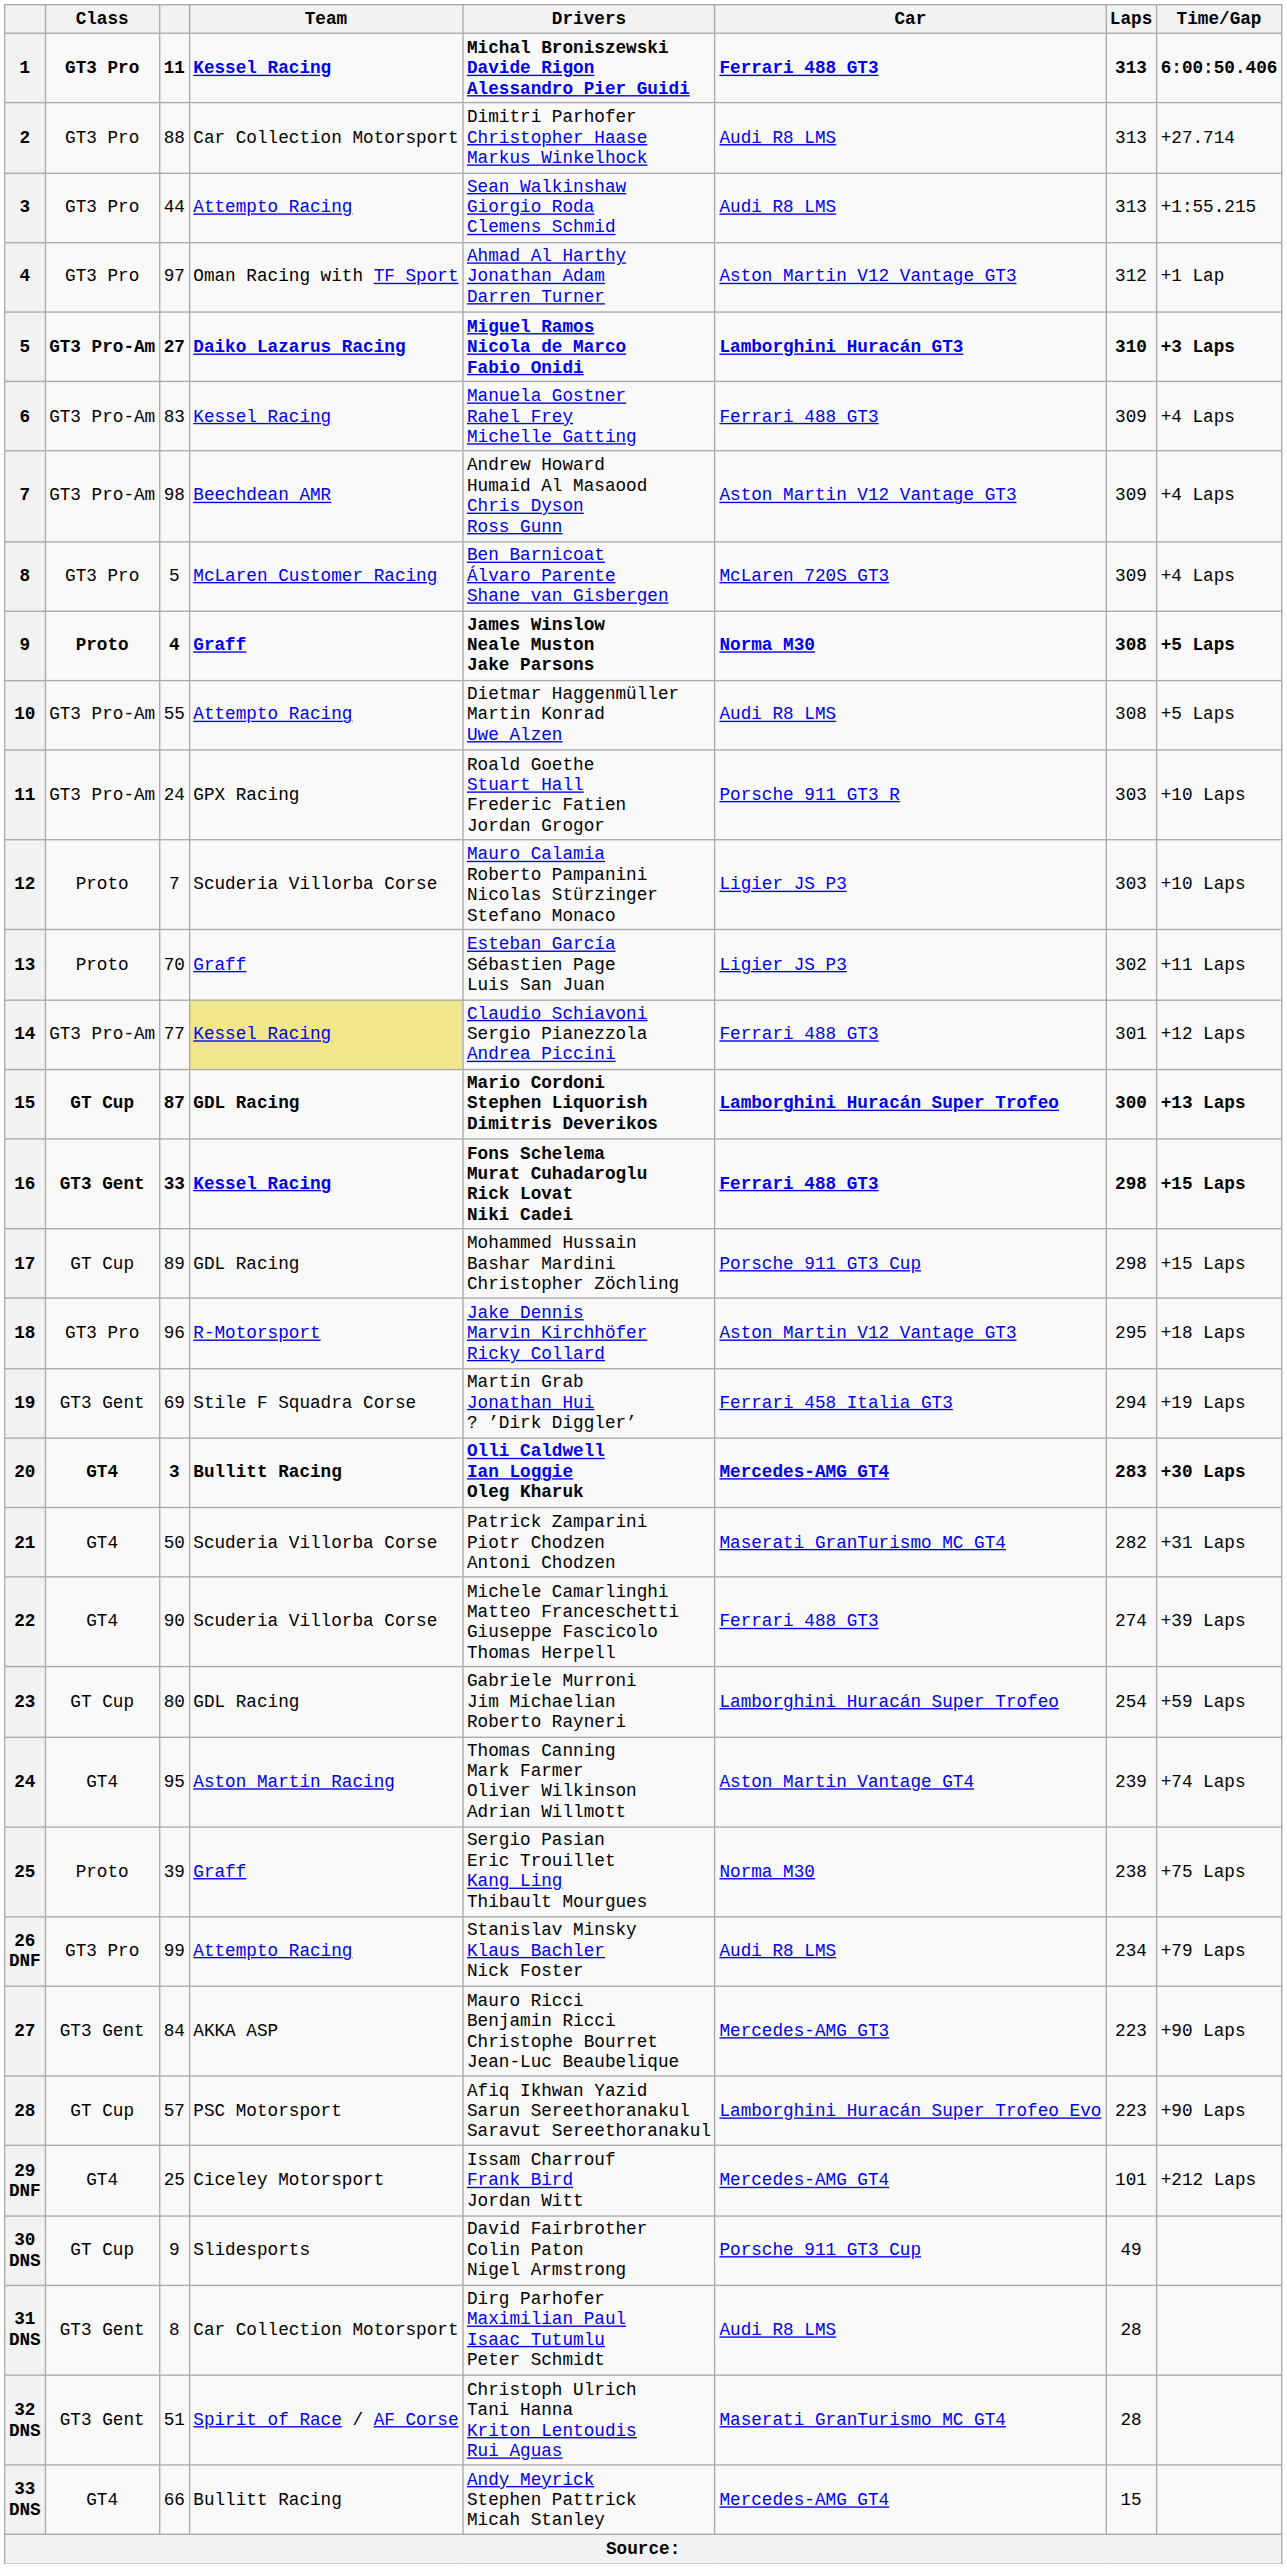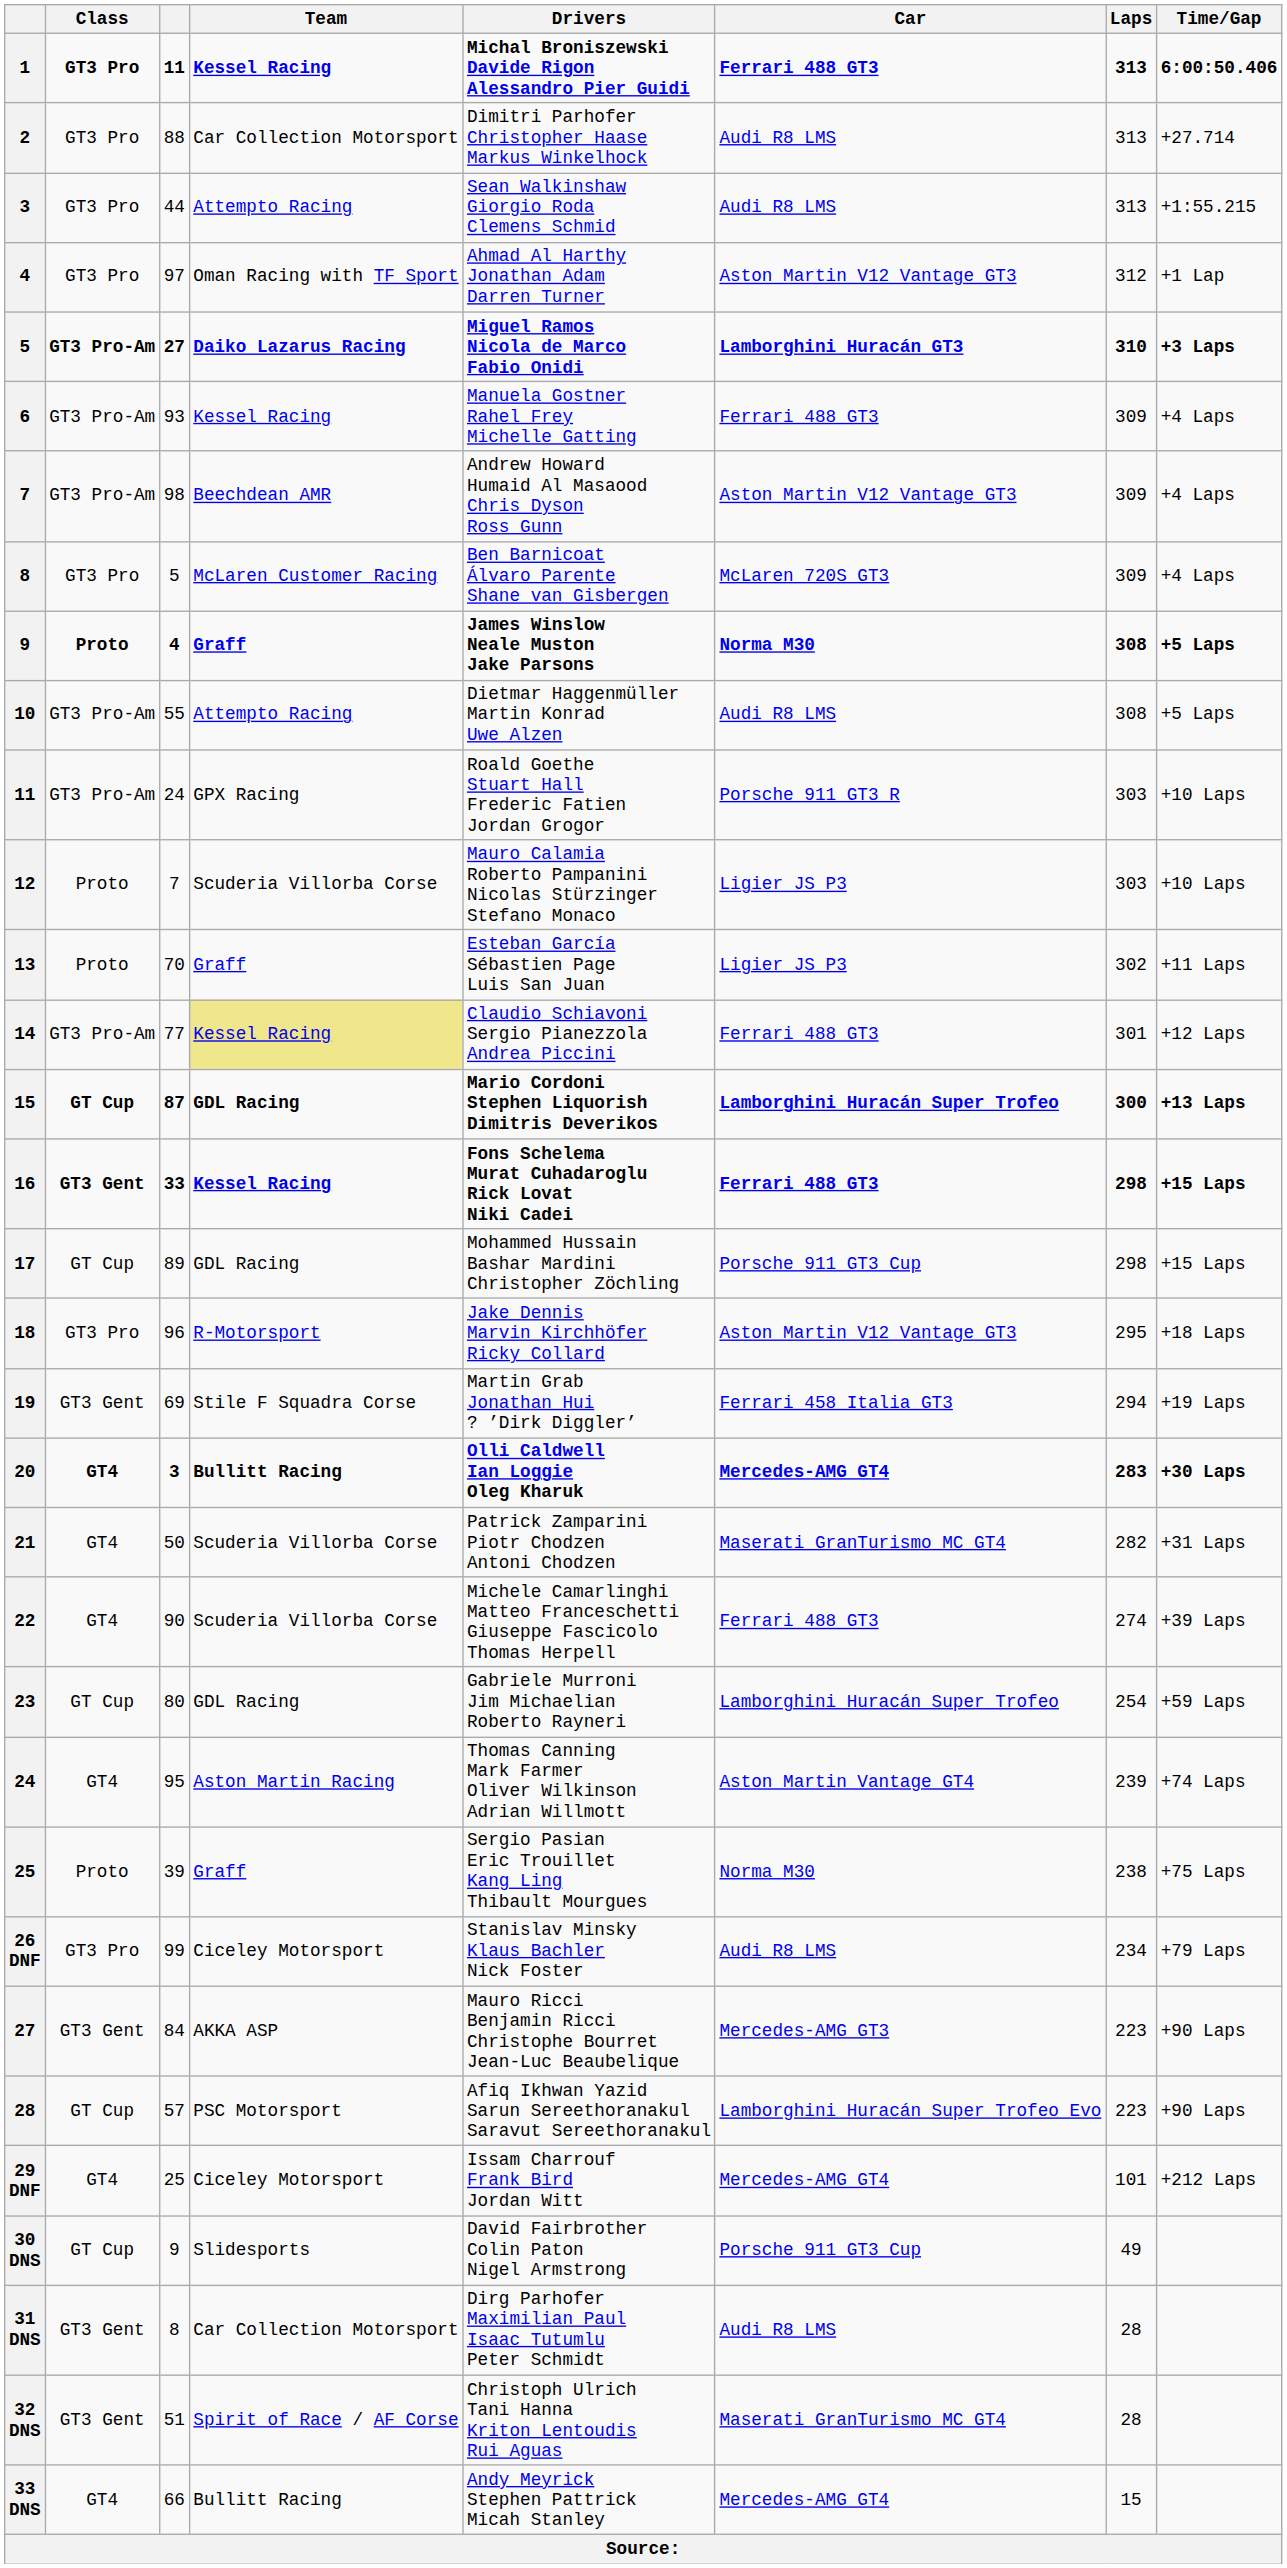(174, 416) 83 -> (174, 416) 93
(273, 1951) Attempto Racing -> (289, 1951) Ciceley Motorsport
